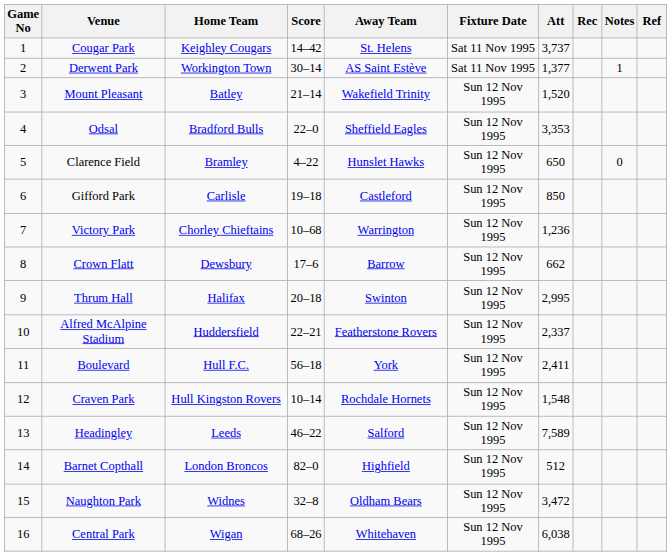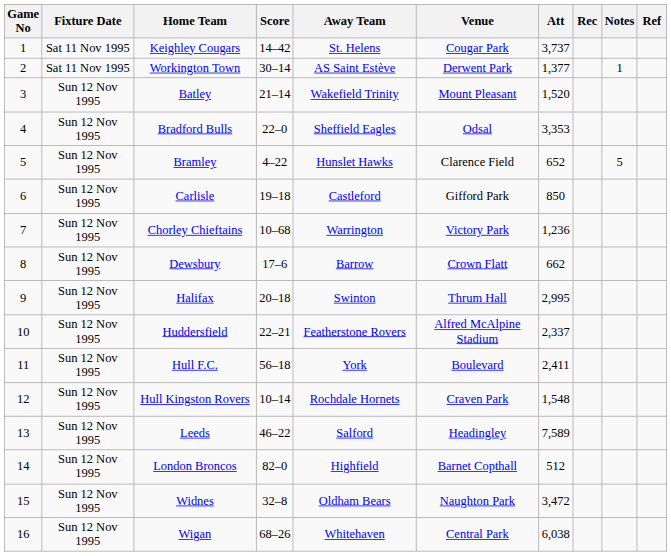columns swapped: (493, 21) <-> (103, 21)
(556, 162) 650 -> (556, 162) 652
(620, 162) 0 -> (620, 162) 5
